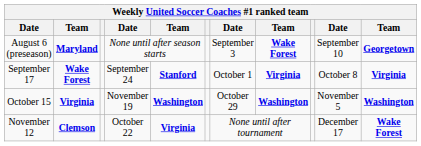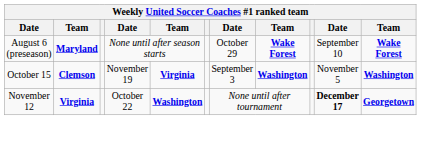(233, 48) September 3 -> (232, 48) October 29
(389, 48) Georgetown -> (389, 48) Wake Forest
- row: (29, 75)
(77, 101) Virginia -> (77, 75) Clemson
(178, 101) Washington -> (177, 75) Virginia
(233, 101) October 29 -> (232, 75) September 3
(77, 128) Clemson -> (77, 101) Virginia
(178, 128) Virginia -> (177, 101) Washington
(338, 128) normal -> (338, 101) bold
(389, 128) Wake Forest -> (389, 101) Georgetown
